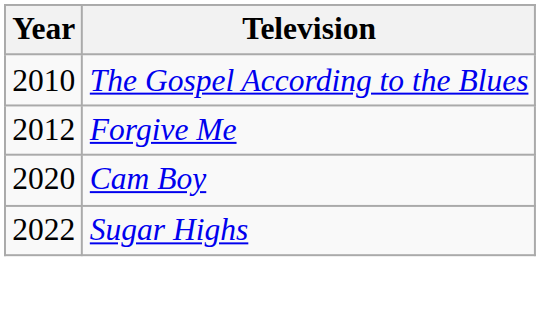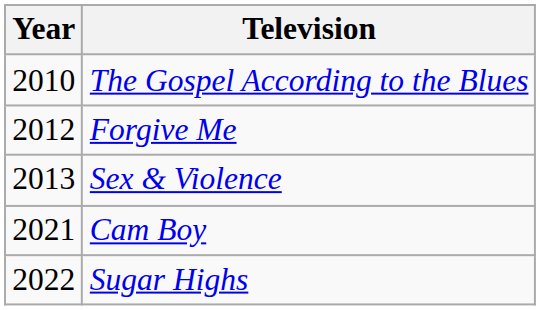+ row: (186, 179)
(44, 179) 2020 -> (44, 229) 2021
